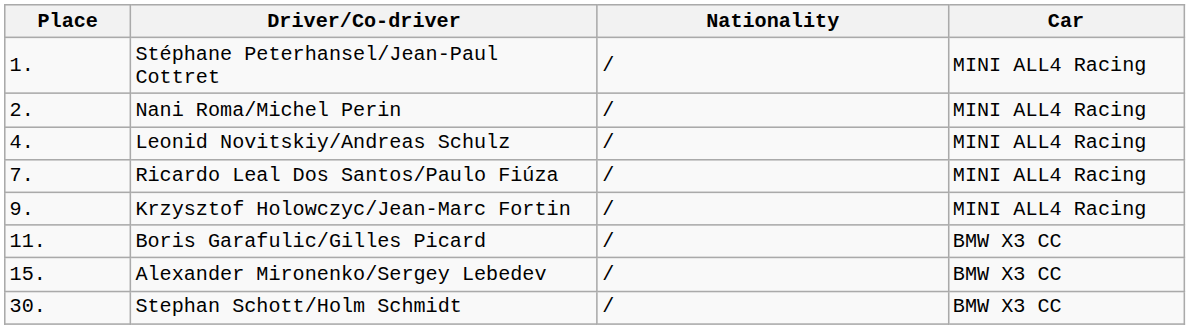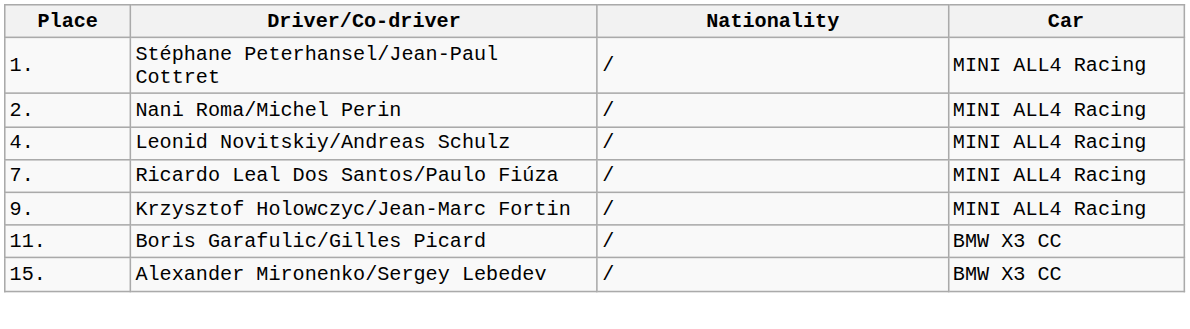- row: (299, 307)
